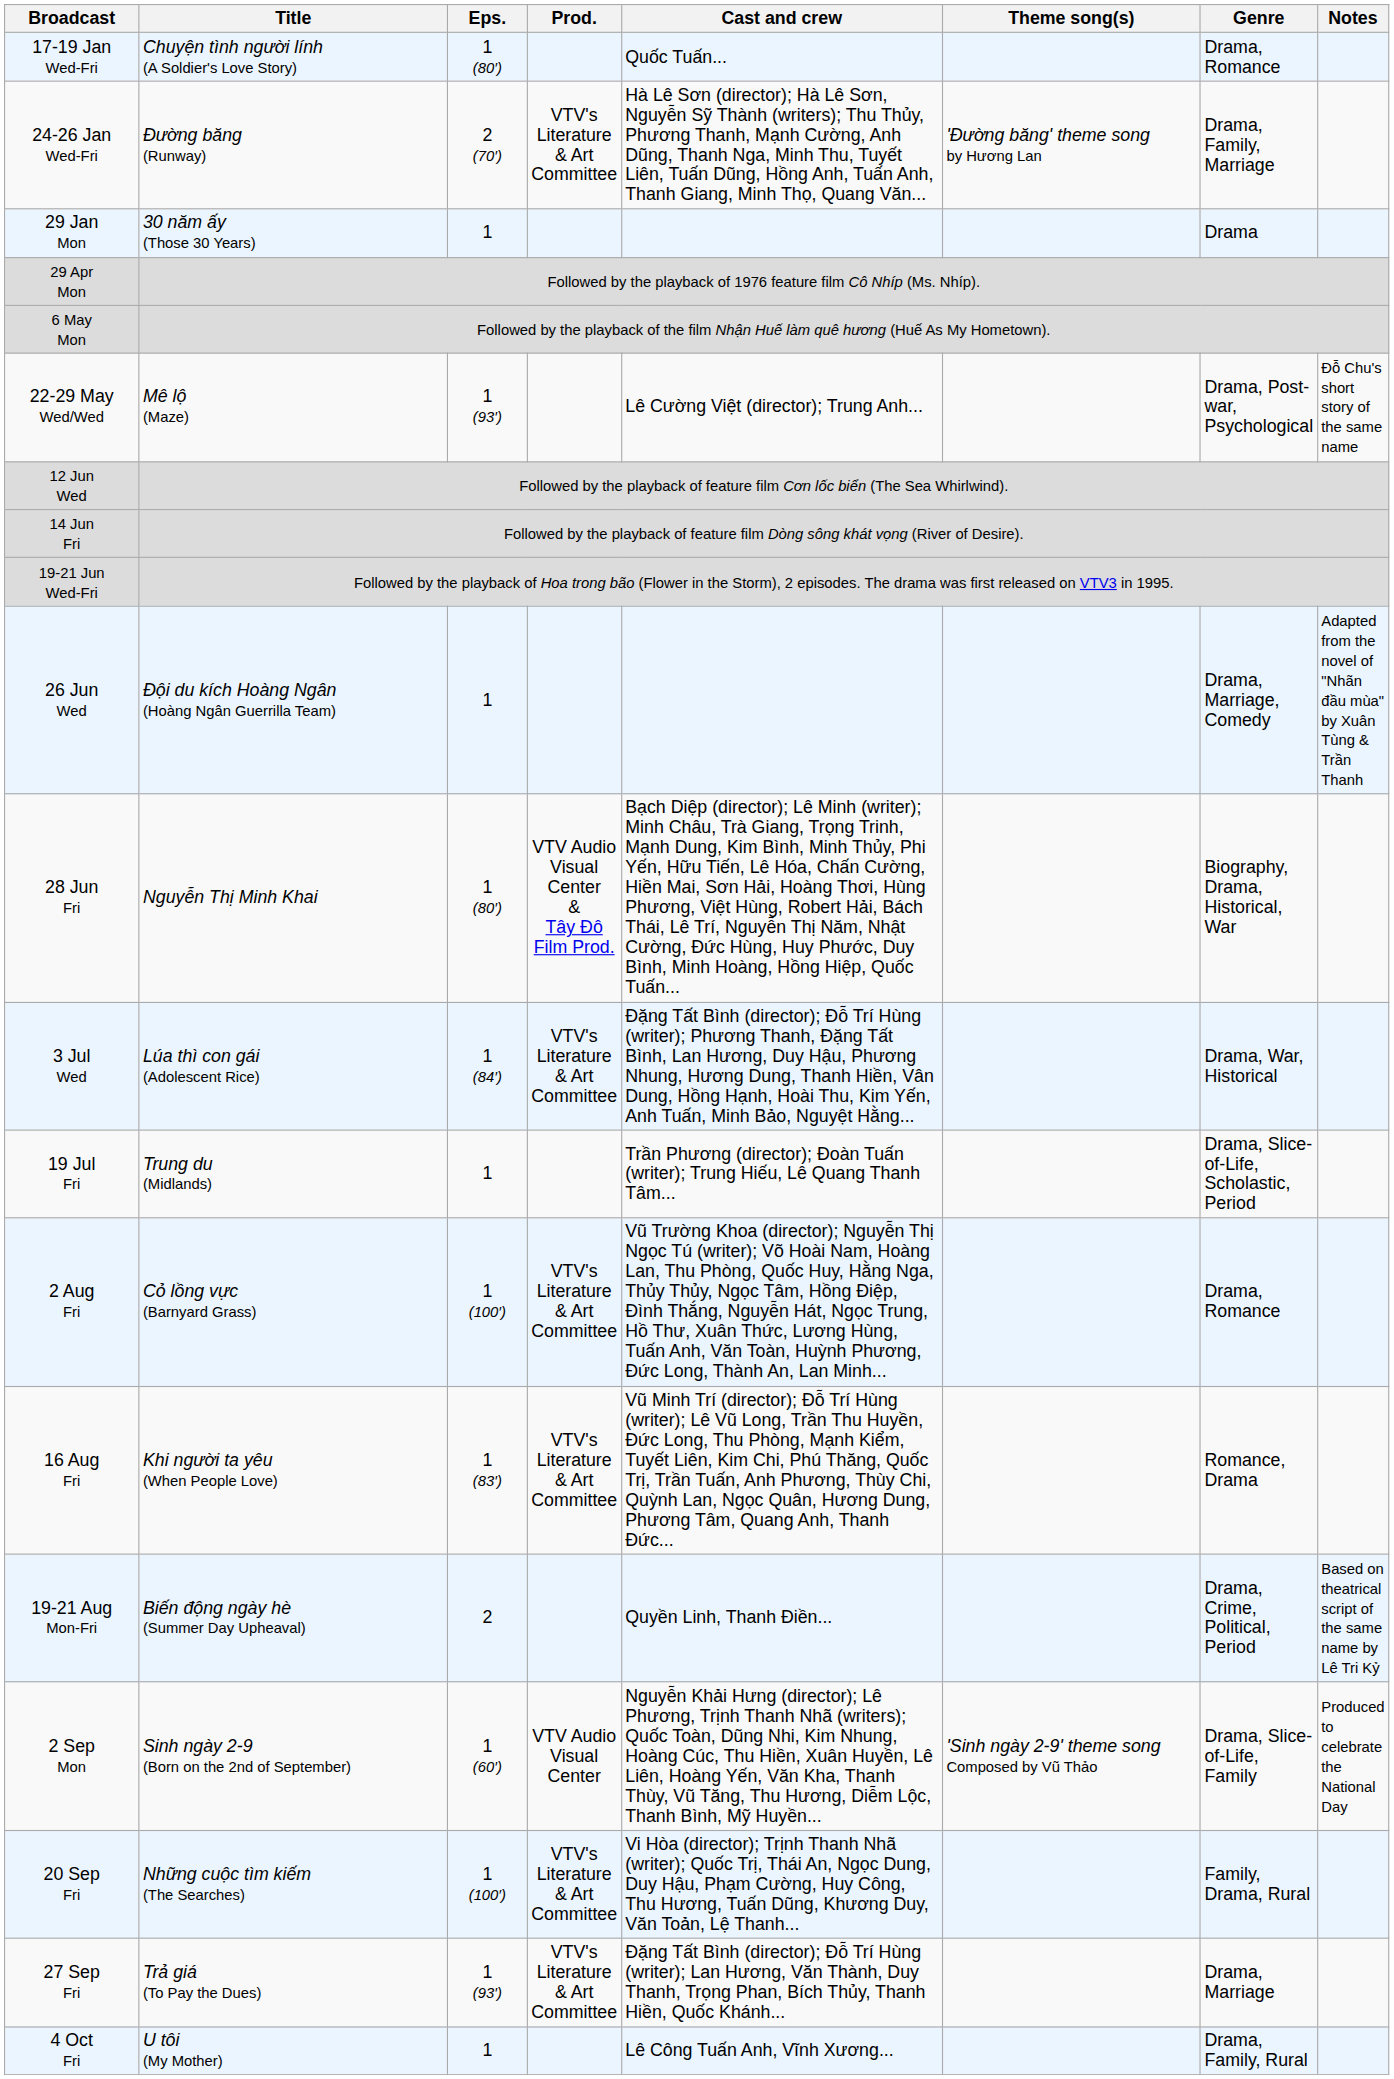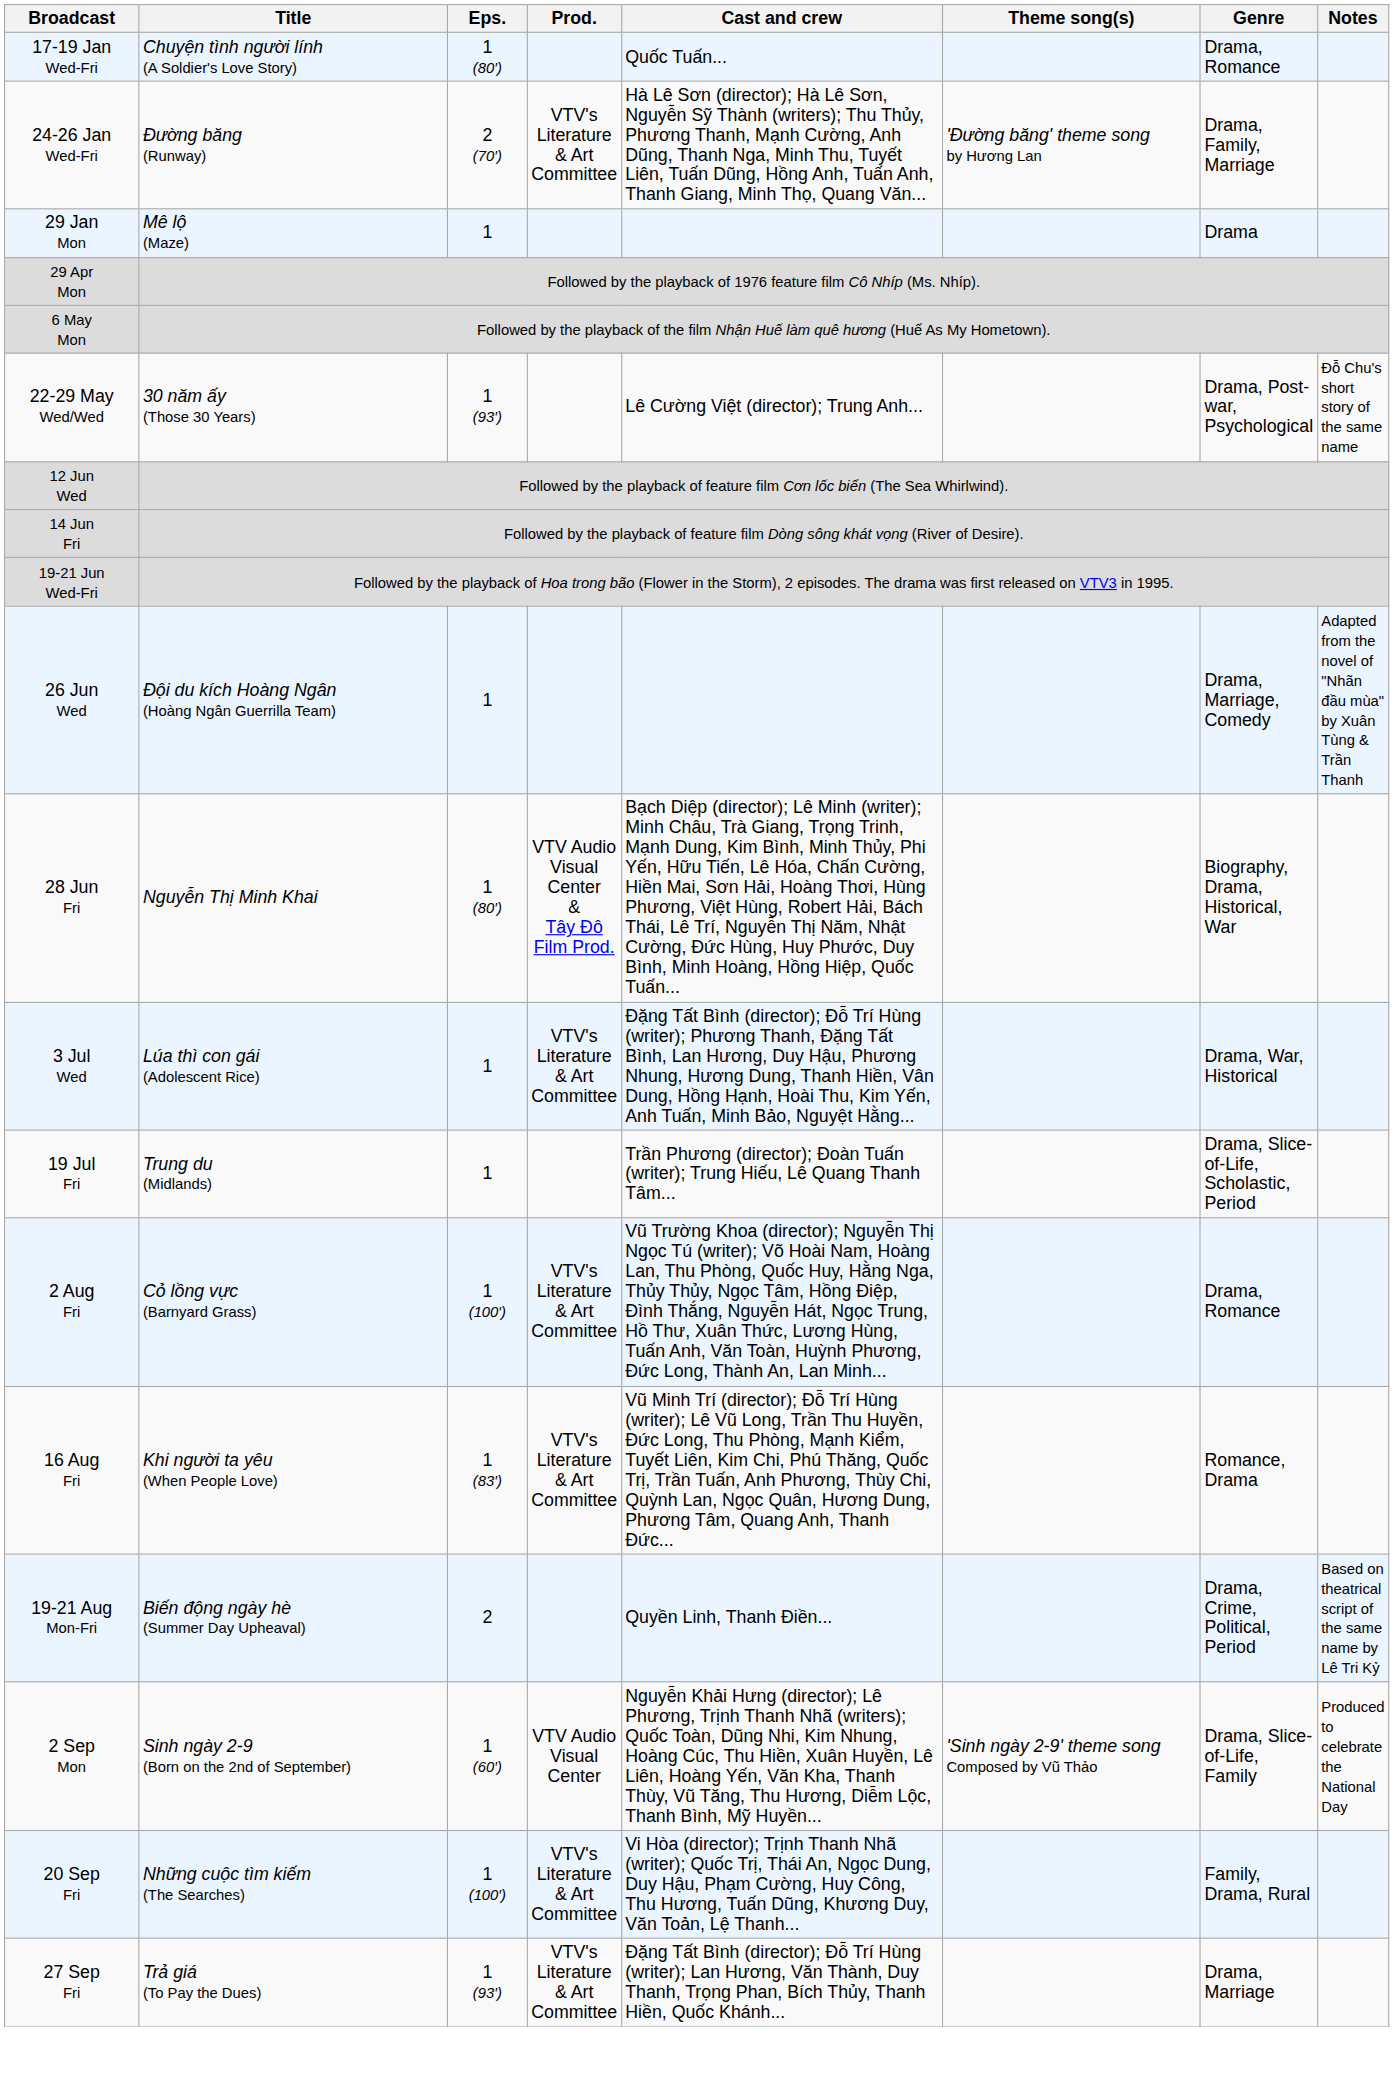(199, 232) 30 năm ấy (Those 30 Years) -> (166, 232) Mê lộ (Maze)
(166, 407) Mê lộ (Maze) -> (199, 407) 30 năm ấy (Those 30 Years)
(487, 1065) 1 (84′) -> (487, 1065) 1
- row: (72, 2050)
